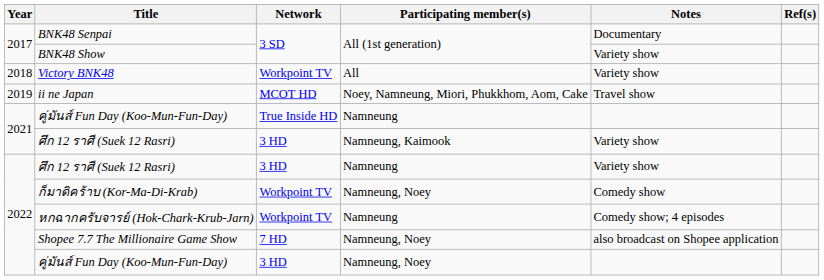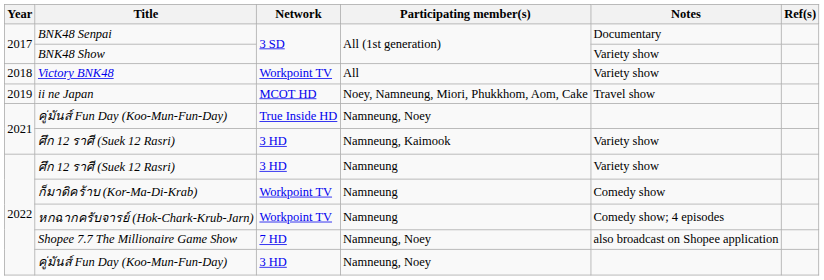(370, 116) Namneung -> (387, 116) Namneung, Noey
(387, 191) Namneung, Noey -> (370, 191) Namneung
